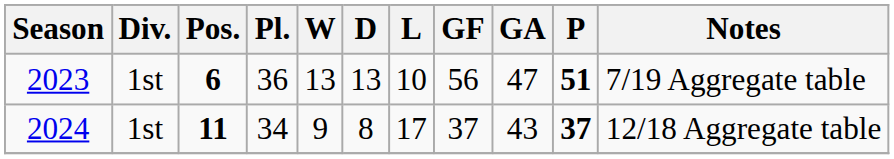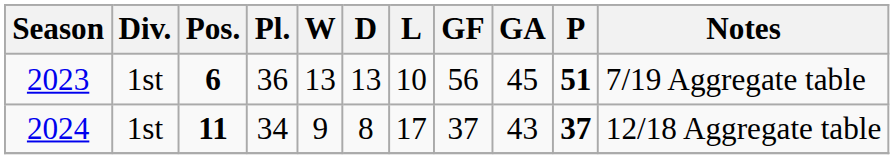(522, 78) 47 -> (522, 78) 45
